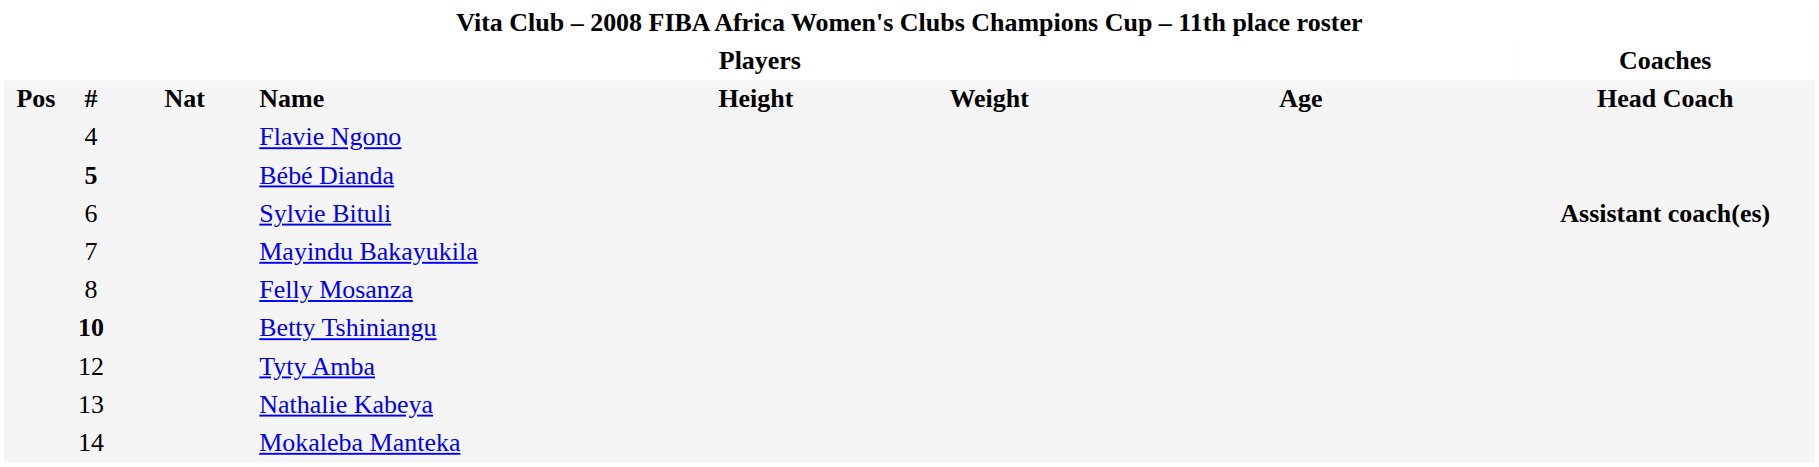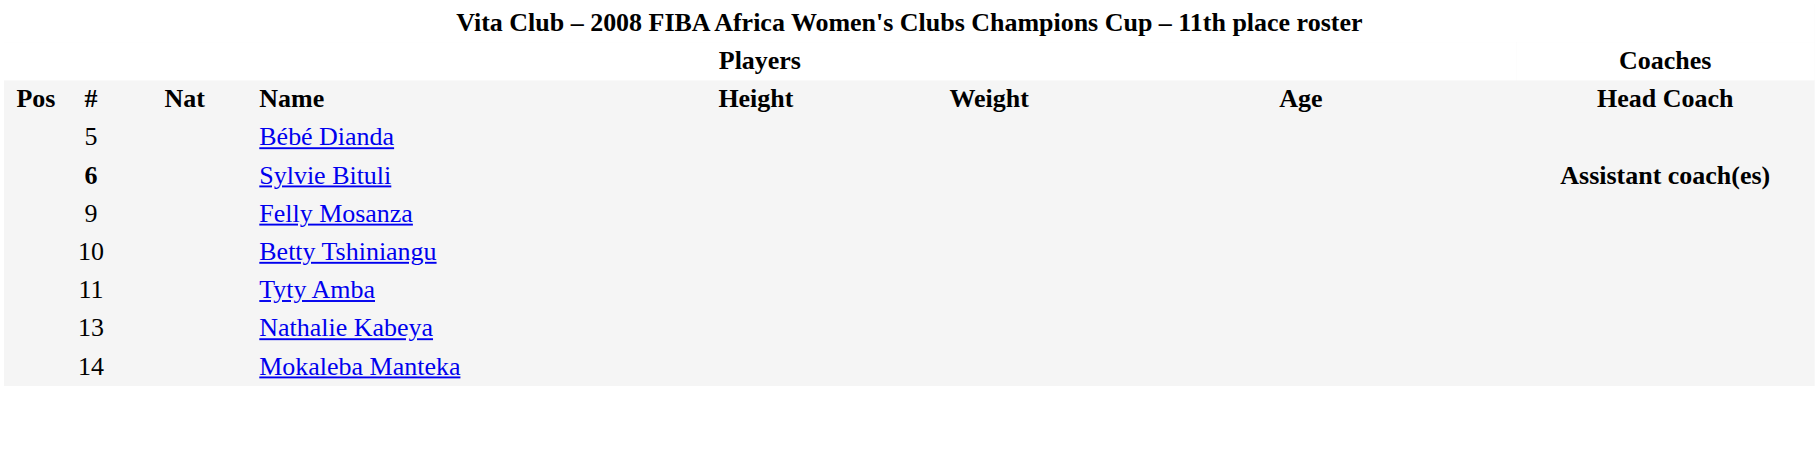- row: (330, 137)
(91, 175) bold -> (91, 137) normal
(91, 213) normal -> (91, 175) bold
- row: (369, 251)
(91, 290) 8 -> (91, 213) 9
(91, 328) bold -> (91, 251) normal
(91, 366) 12 -> (91, 290) 11
